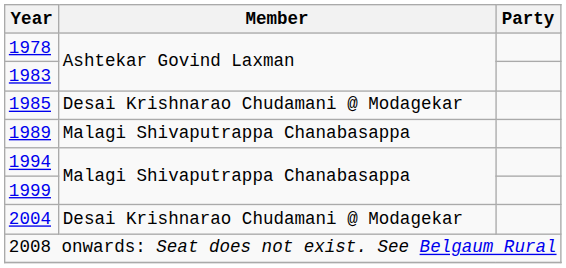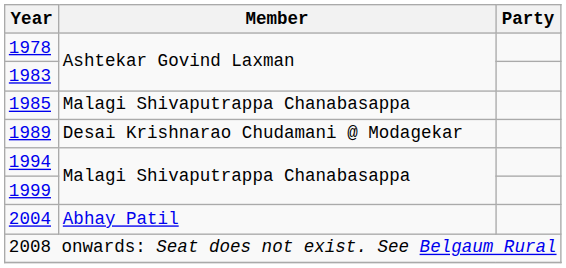(263, 105) Desai Krishnarao Chudamani @ Modagekar -> (237, 105) Malagi Shivaputrappa Chanabasappa
(237, 133) Malagi Shivaputrappa Chanabasappa -> (263, 133) Desai Krishnarao Chudamani @ Modagekar
(263, 219) Desai Krishnarao Chudamani @ Modagekar -> (121, 219) Abhay Patil
